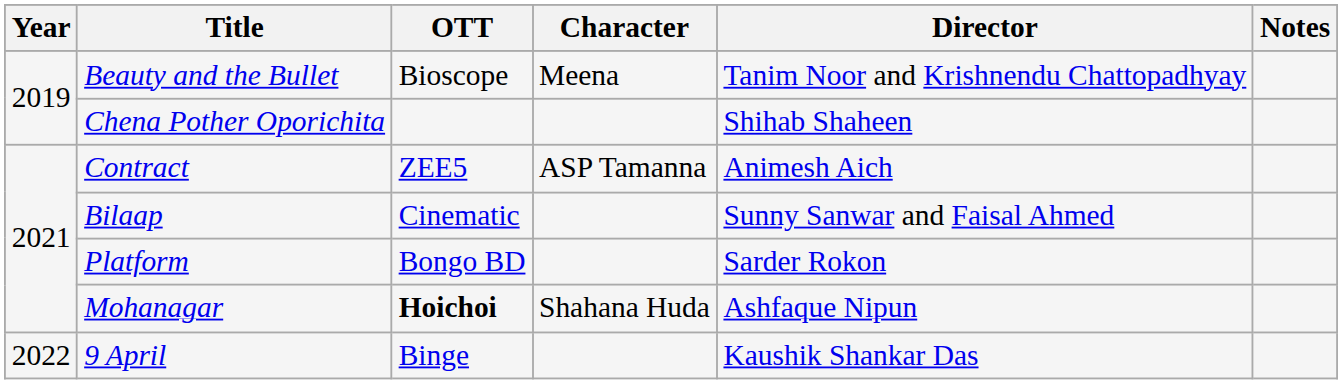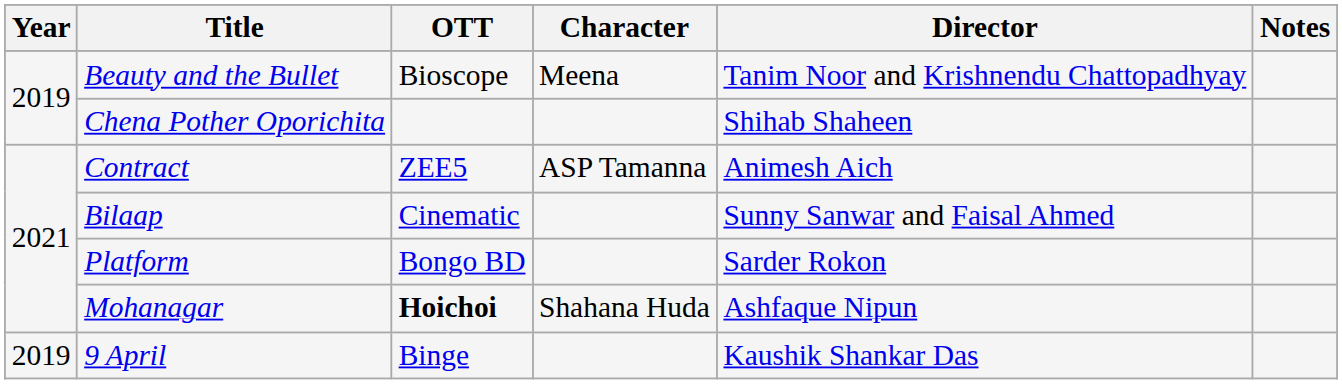(41, 354) 2022 -> (41, 354) 2019
